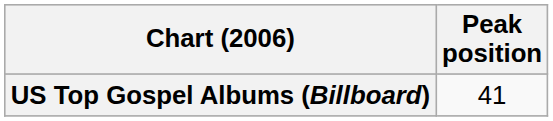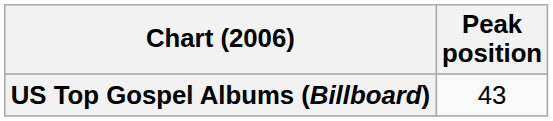(492, 94) 41 -> (492, 94) 43
